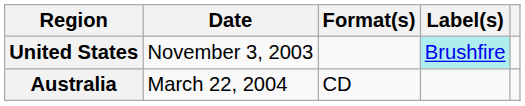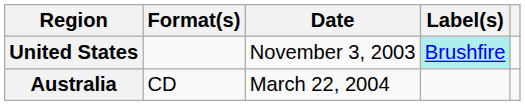columns swapped: (230, 20) <-> (369, 20)
